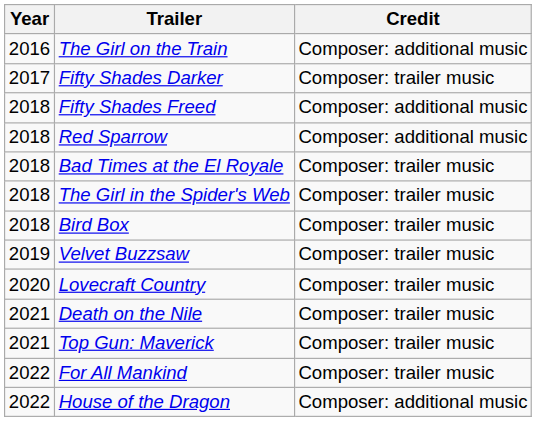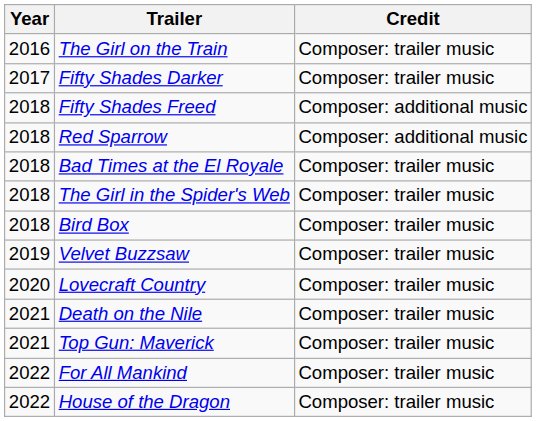(413, 48) Composer: additional music -> (396, 48) Composer: trailer music
(413, 401) Composer: additional music -> (396, 401) Composer: trailer music
